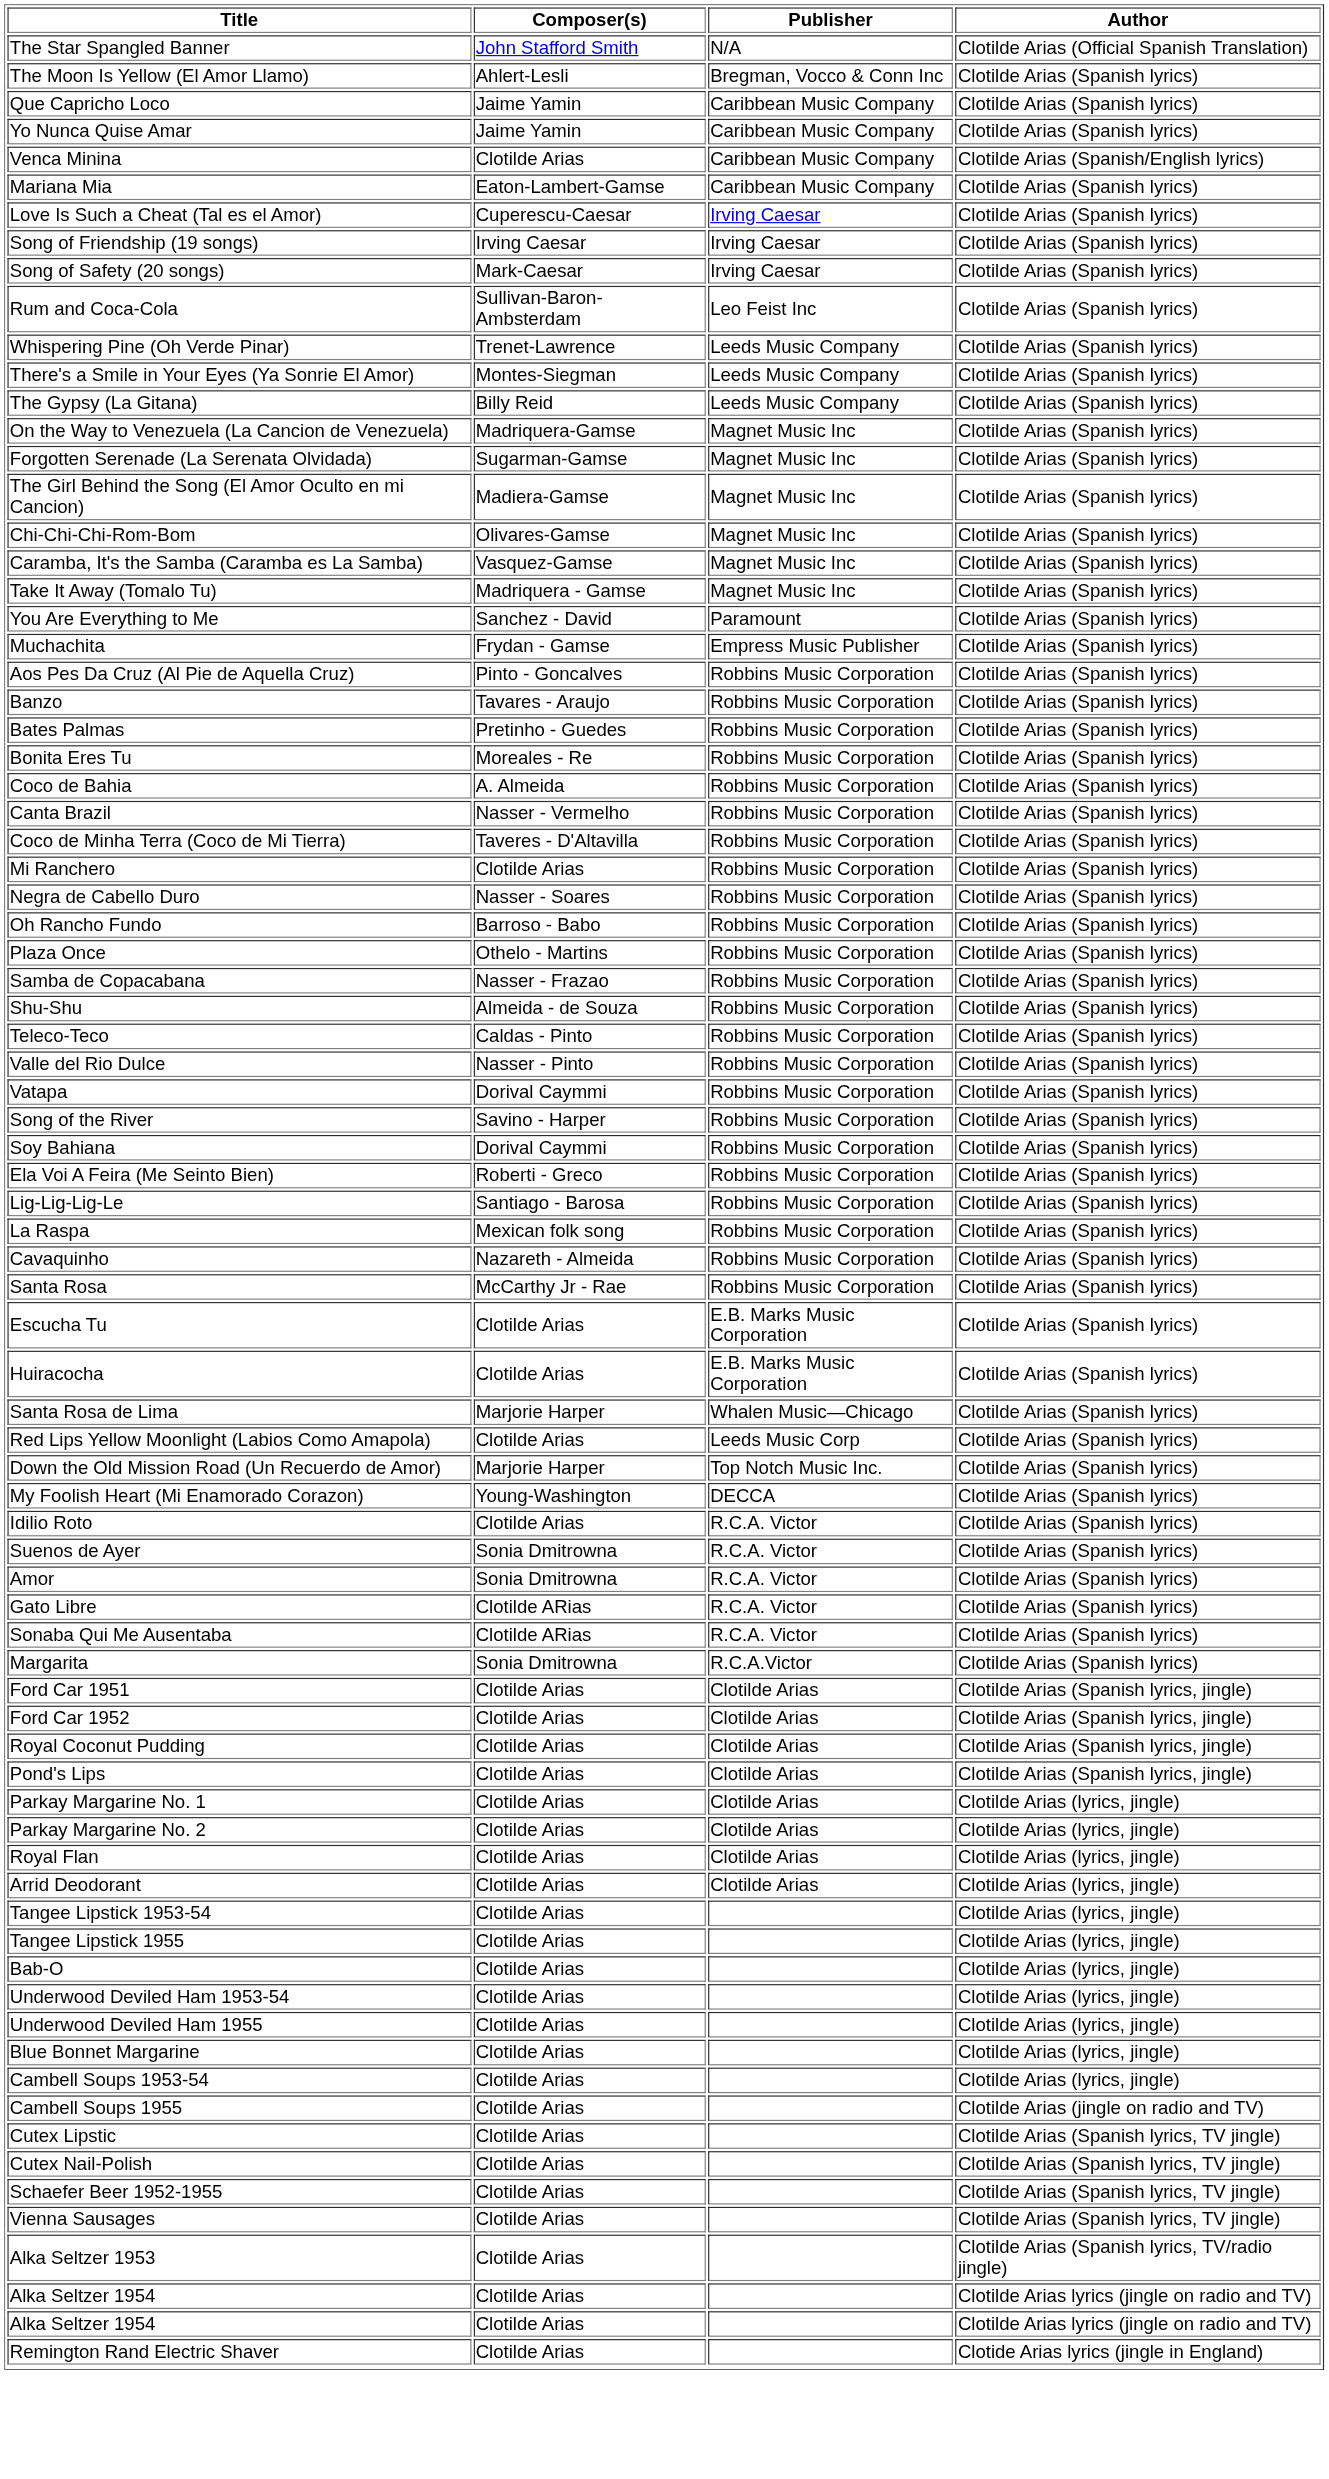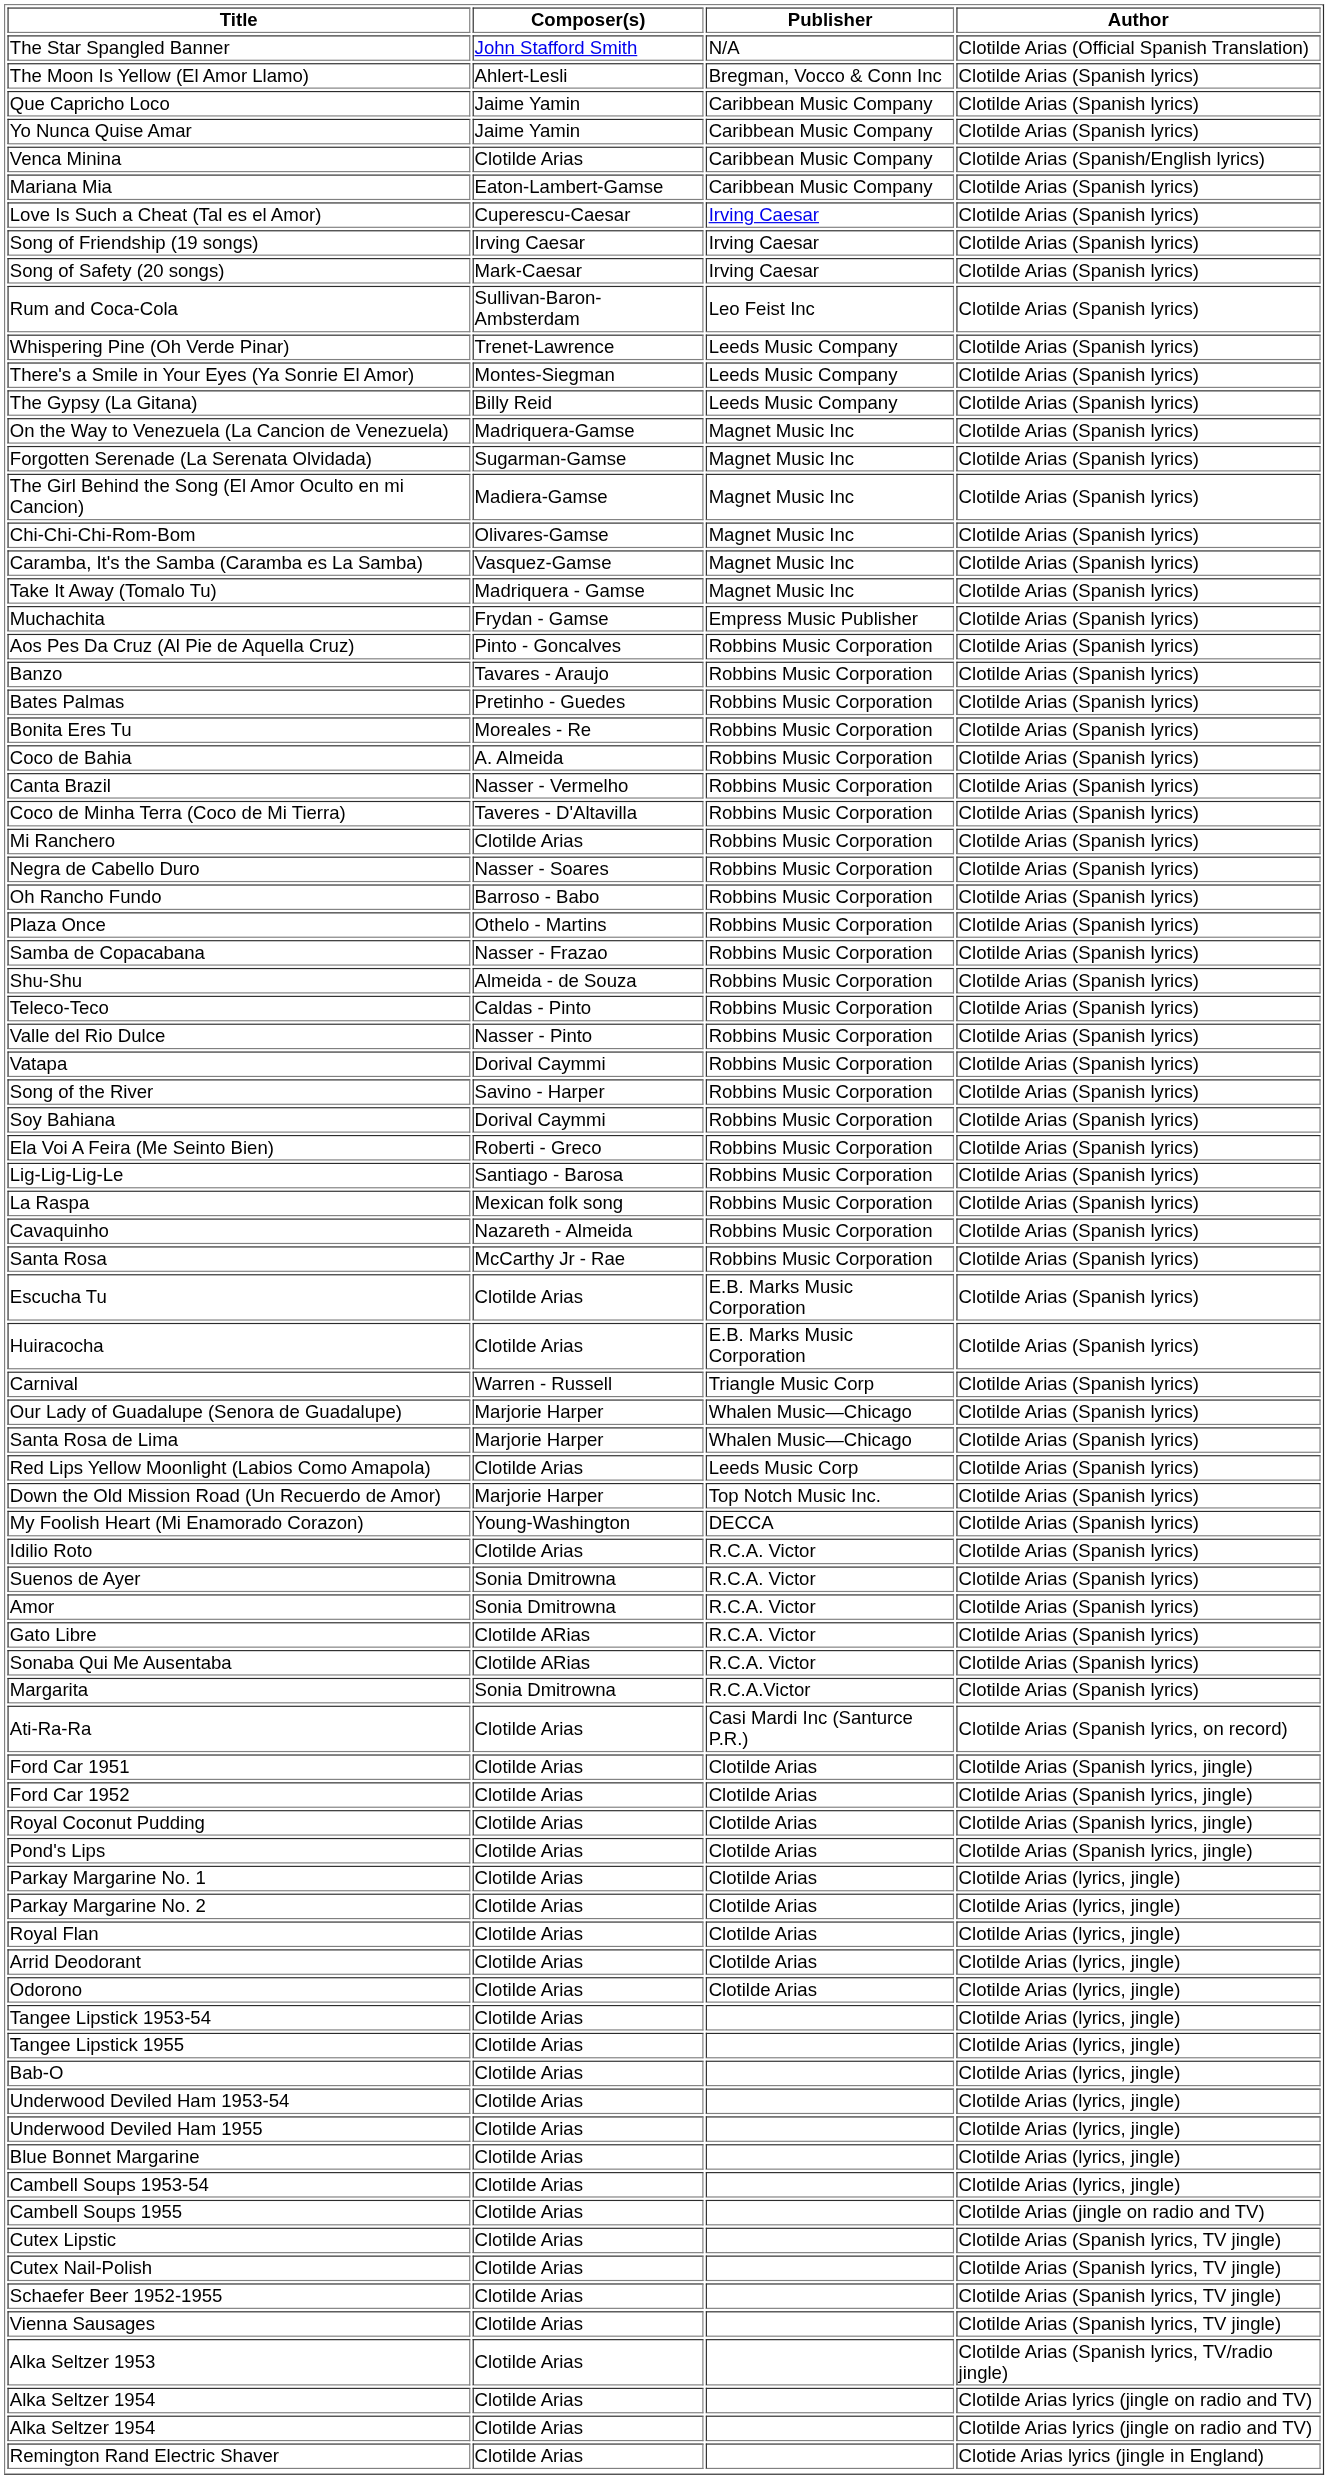- row: (114, 618)
+ row: (44, 1384)
+ row: (206, 1412)
+ row: (51, 1728)
+ row: (46, 1989)
